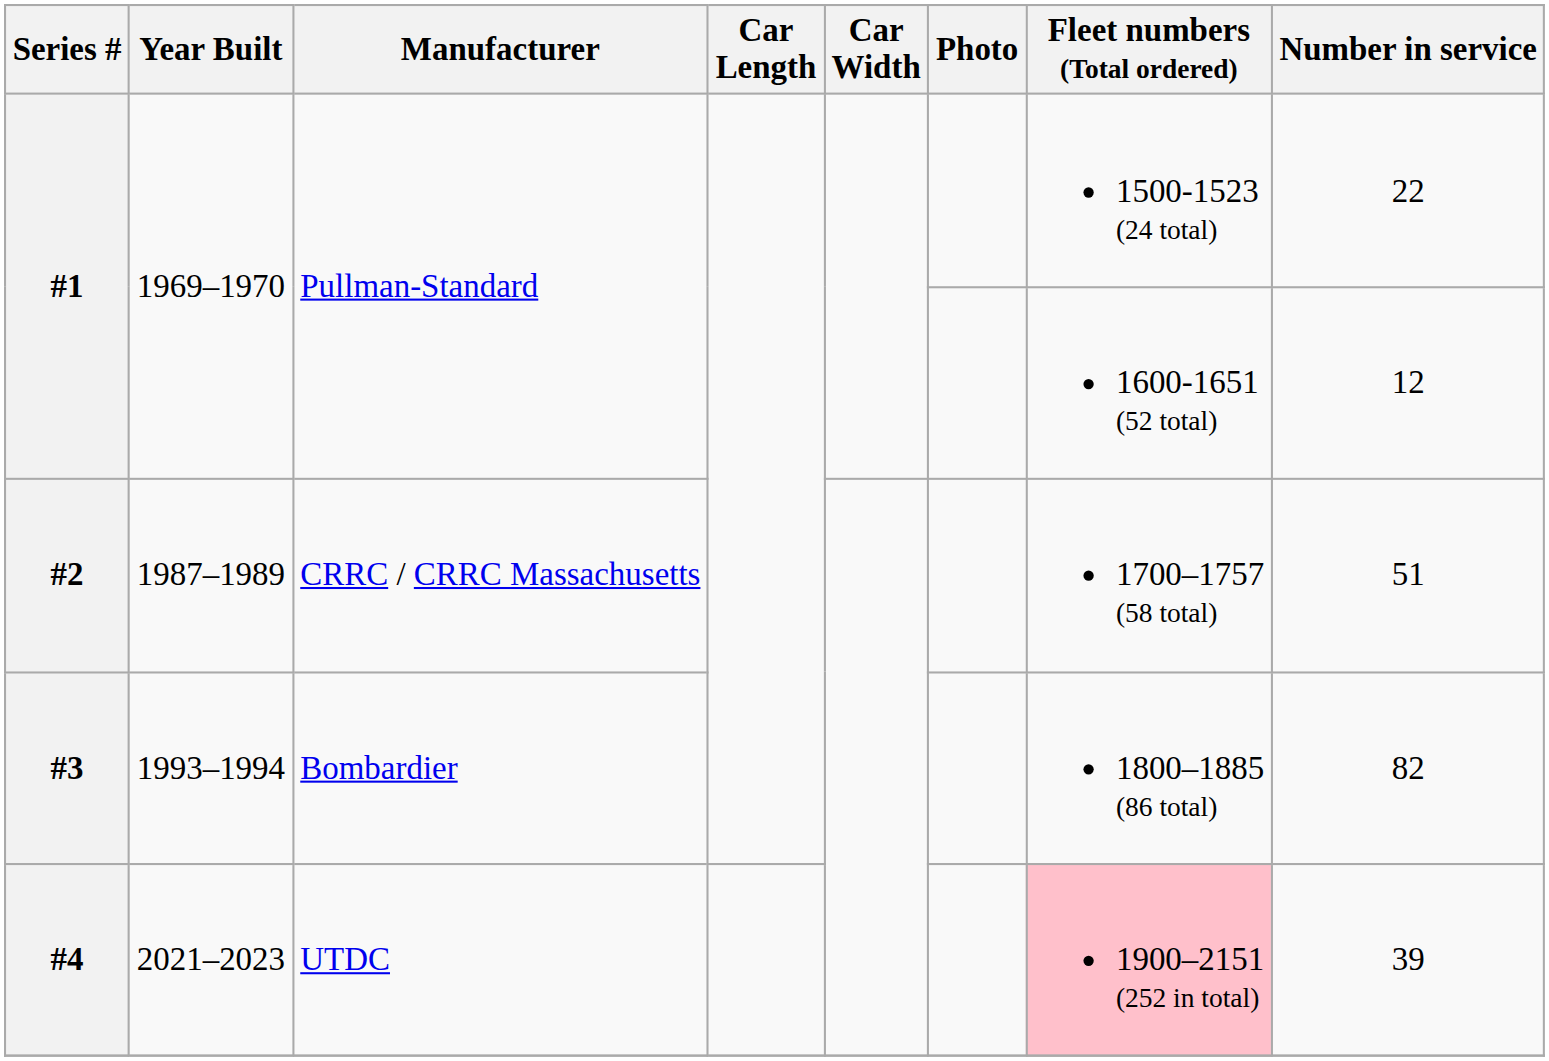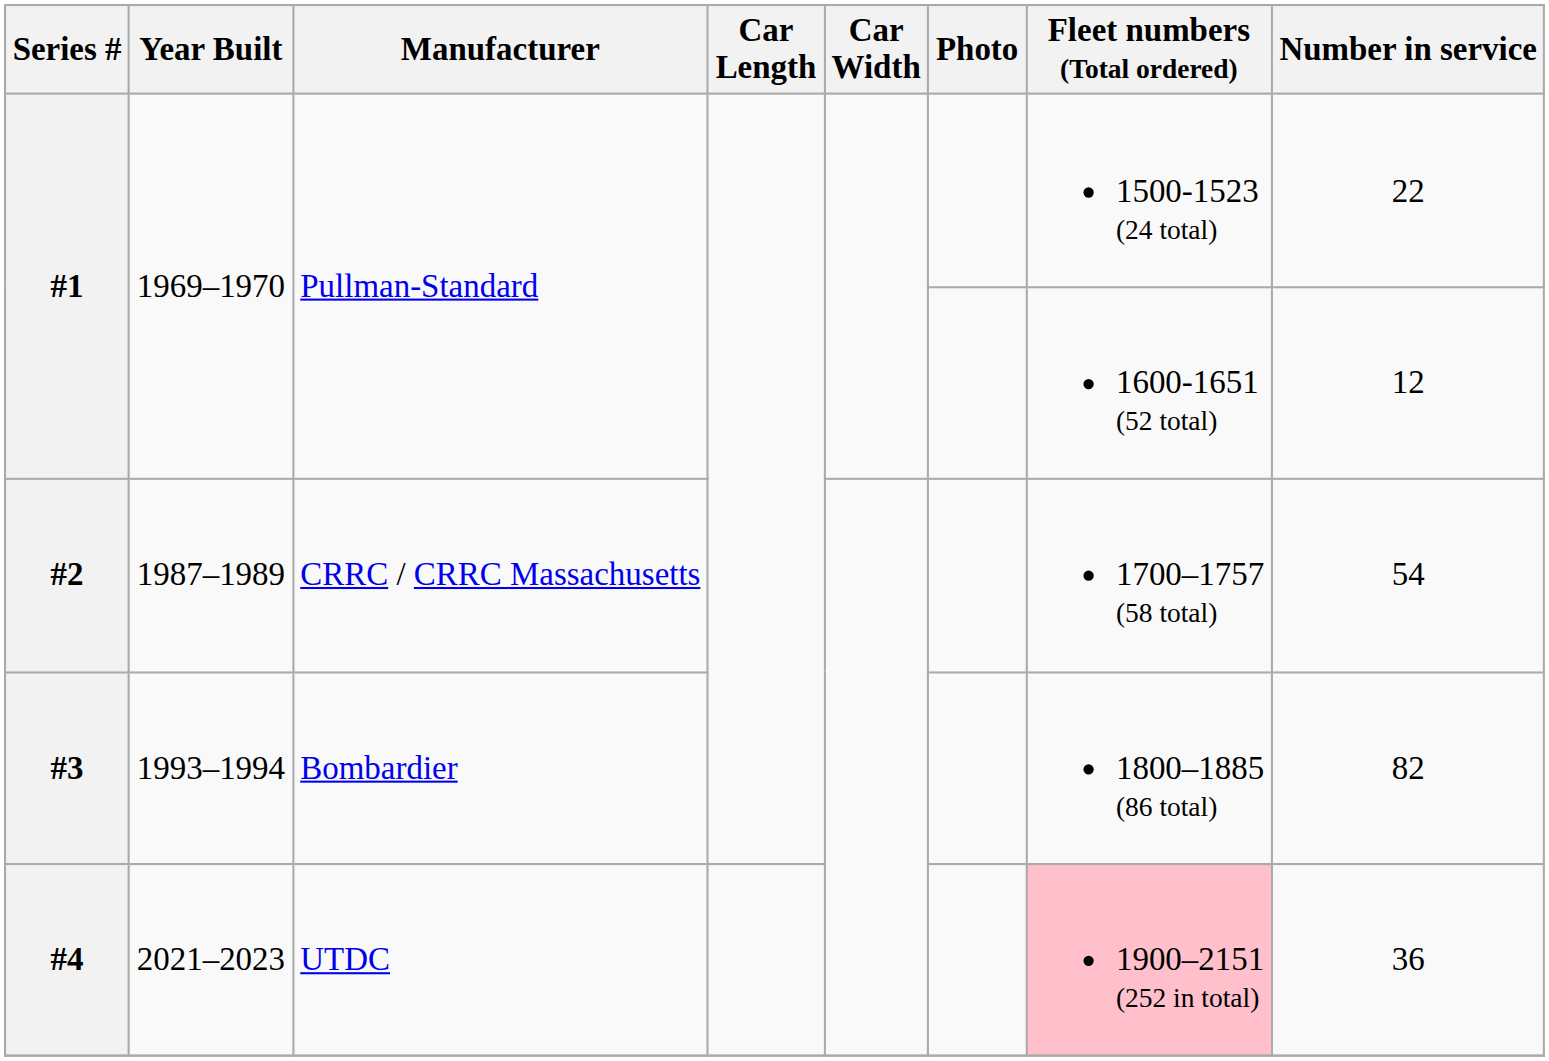(1408, 574) 51 -> (1408, 574) 54
(1408, 959) 39 -> (1408, 959) 36
